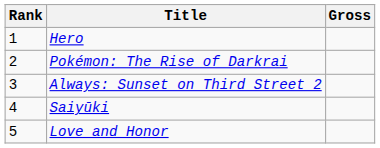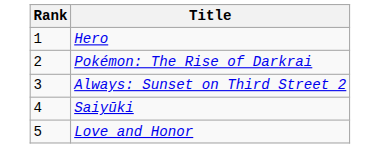- column: (350, 16)
